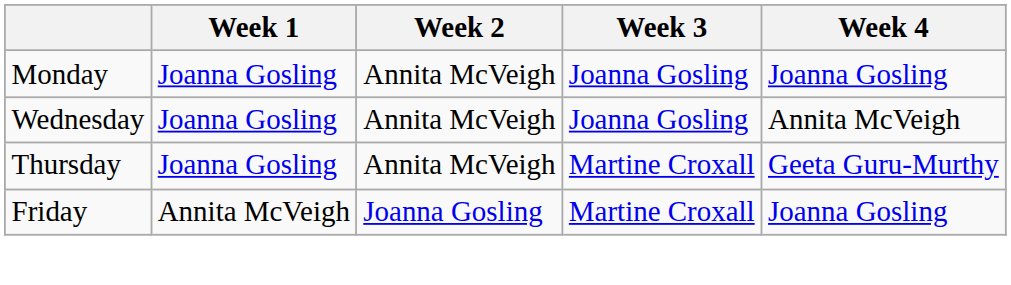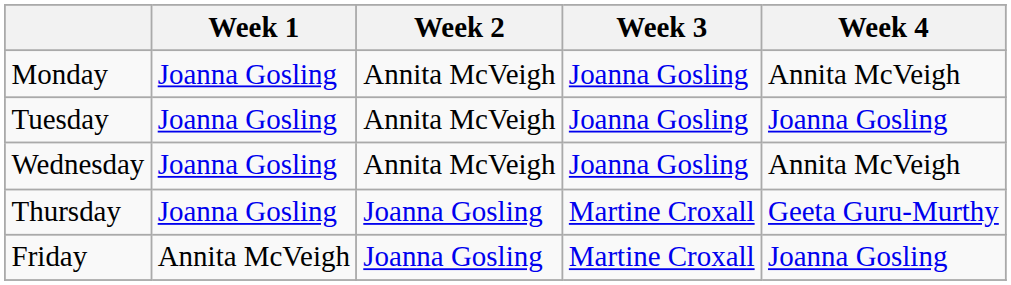(858, 73) Joanna Gosling -> (864, 73) Annita McVeigh
+ row: (60, 119)
(459, 165) Annita McVeigh -> (453, 211) Joanna Gosling
